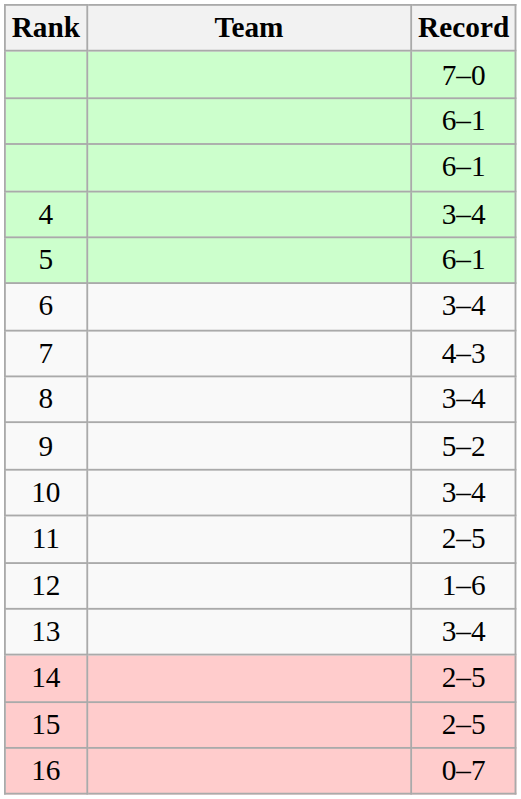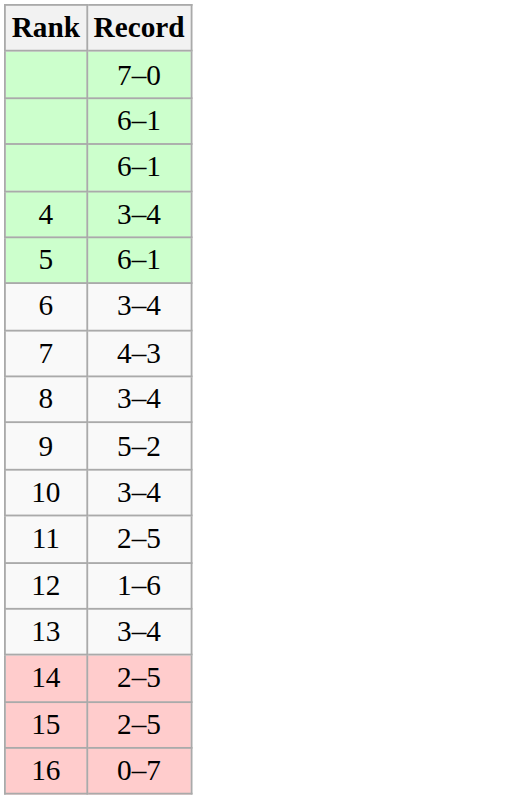- column: (249, 27)
